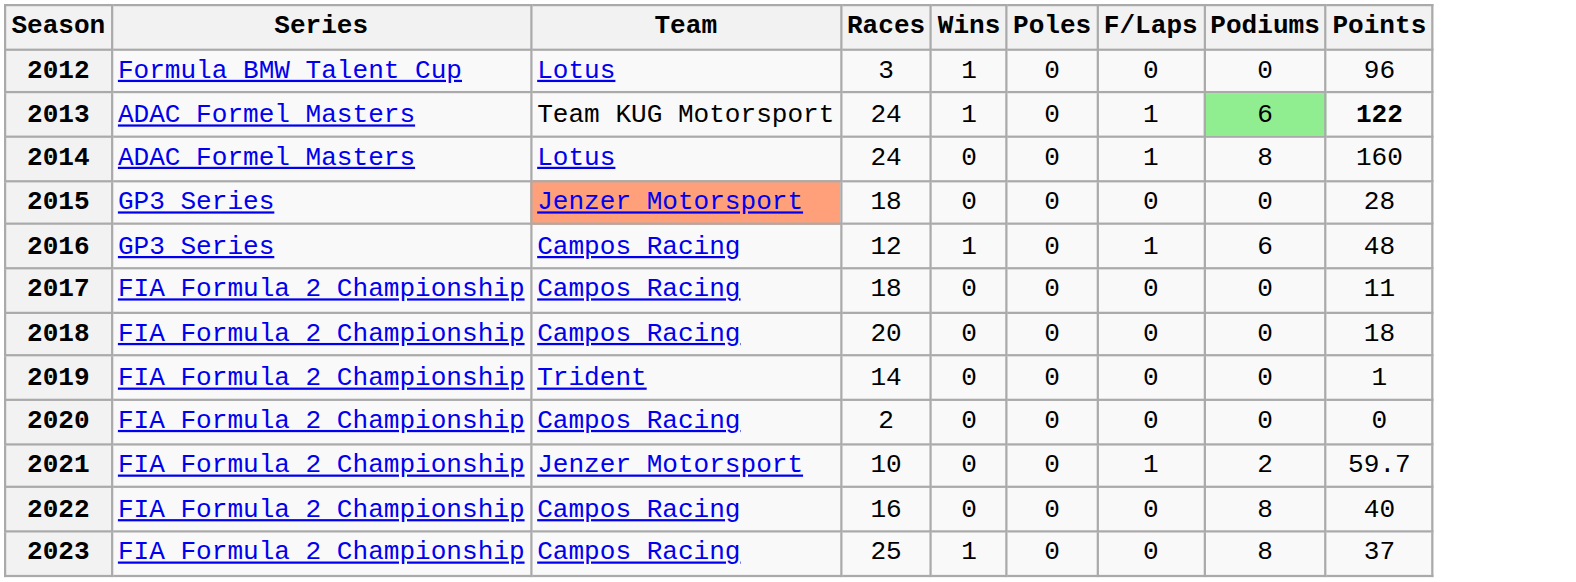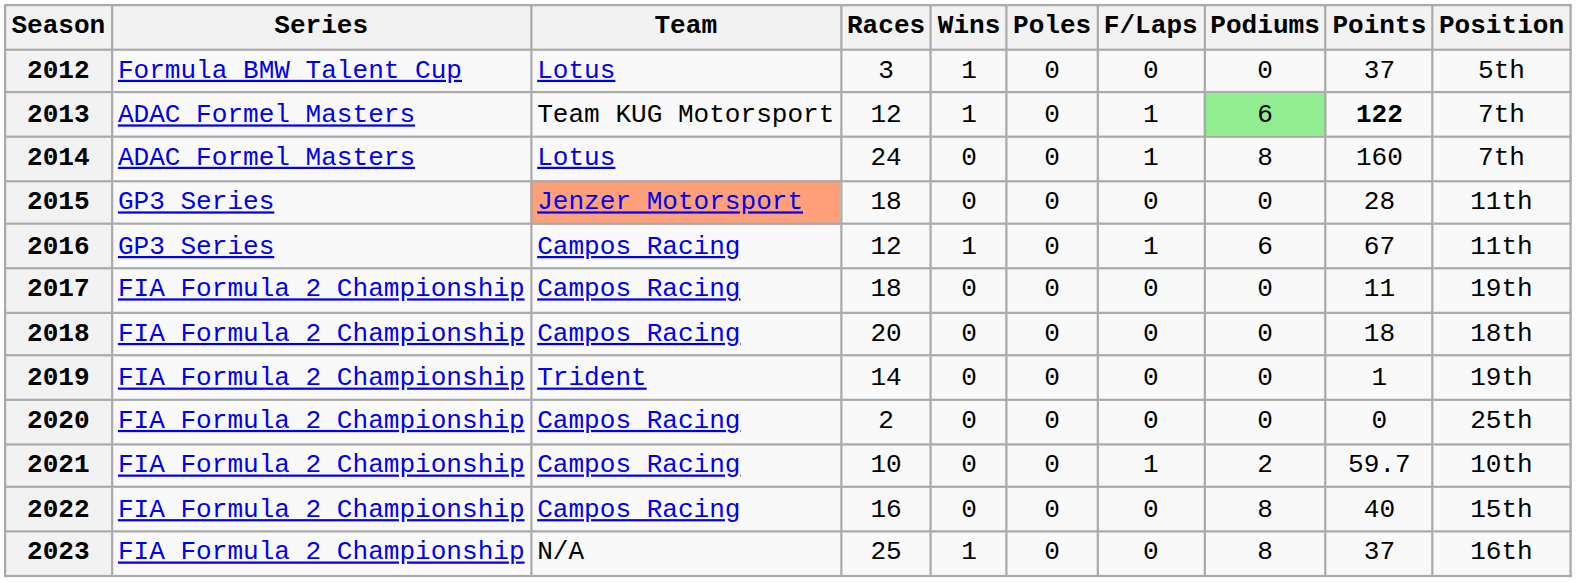+ column: (1501, 27)
(1379, 71) 96 -> (1379, 71) 37
(886, 114) 24 -> (886, 114) 12
(1379, 246) 48 -> (1379, 246) 67
(670, 465) Jenzer Motorsport -> (639, 465) Campos Racing
(639, 553) Campos Racing -> (561, 553) N/A
